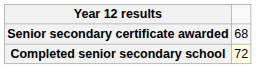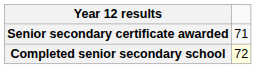(241, 34) 68 -> (241, 34) 71
